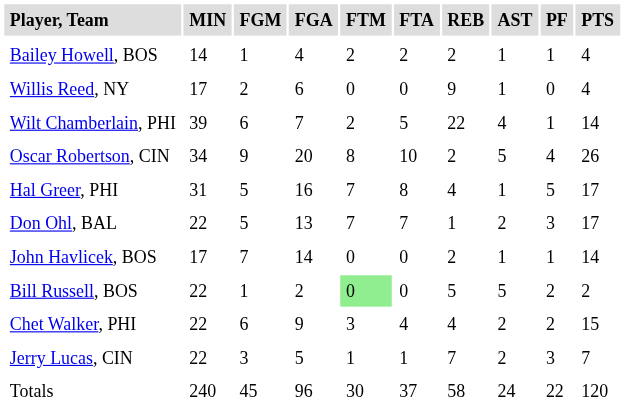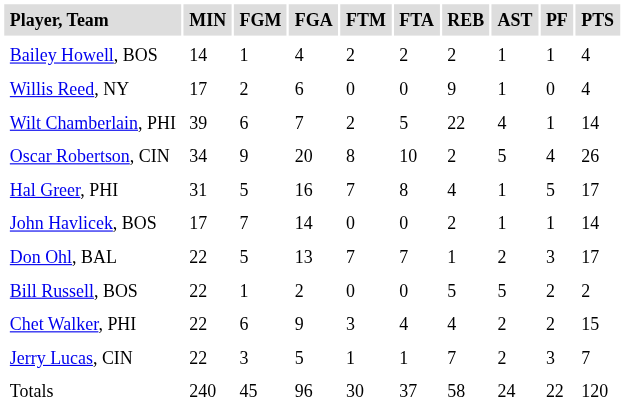rows swapped: (83, 257) <-> (63, 223)
(351, 290) lightgreen background -> (351, 290) no background
